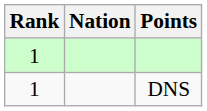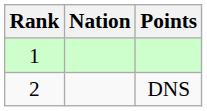(34, 88) 1 -> (34, 88) 2
